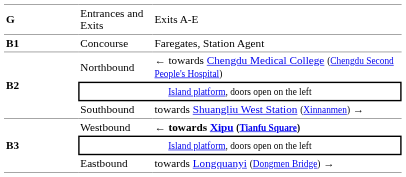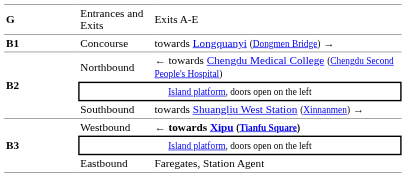(209, 43) Faregates, Station Agent -> (244, 43) towards Longquanyi (Dongmen Bridge) →
(244, 163) towards Longquanyi (Dongmen Bridge) → -> (209, 163) Faregates, Station Agent
